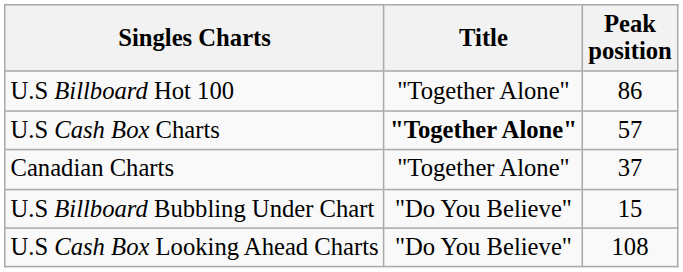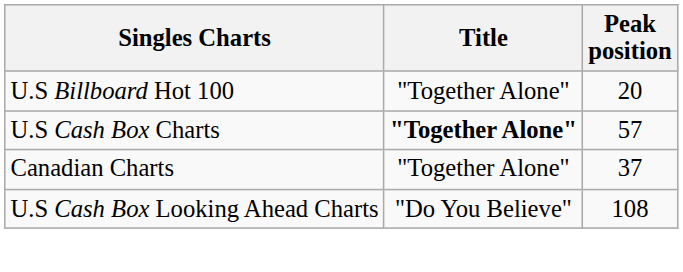(630, 90) 86 -> (630, 90) 20
- row: (192, 208)
